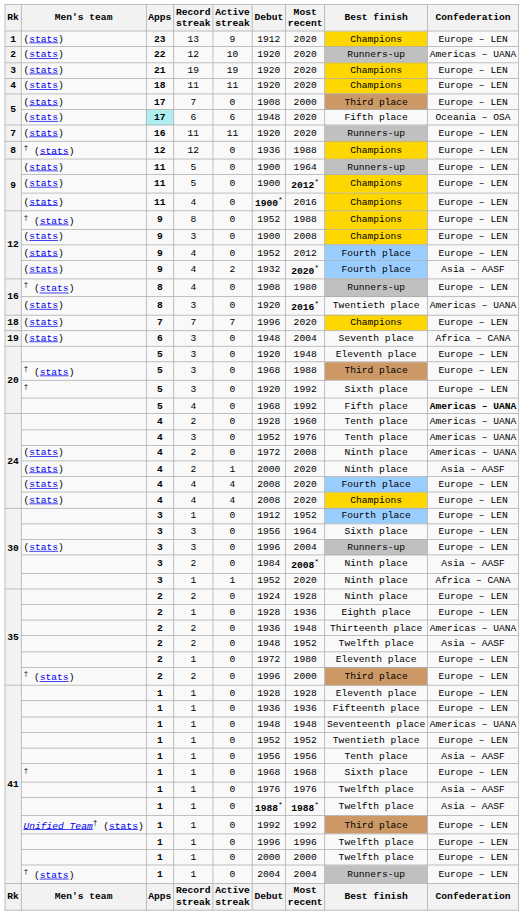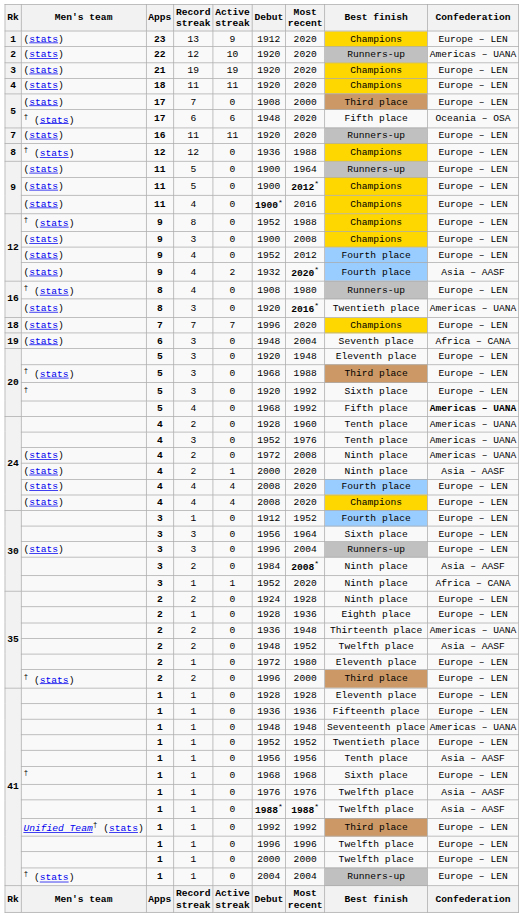(44, 117) (stats) -> (49, 119) † (stats)
(160, 117) paleturquoise background -> (160, 119) no background
